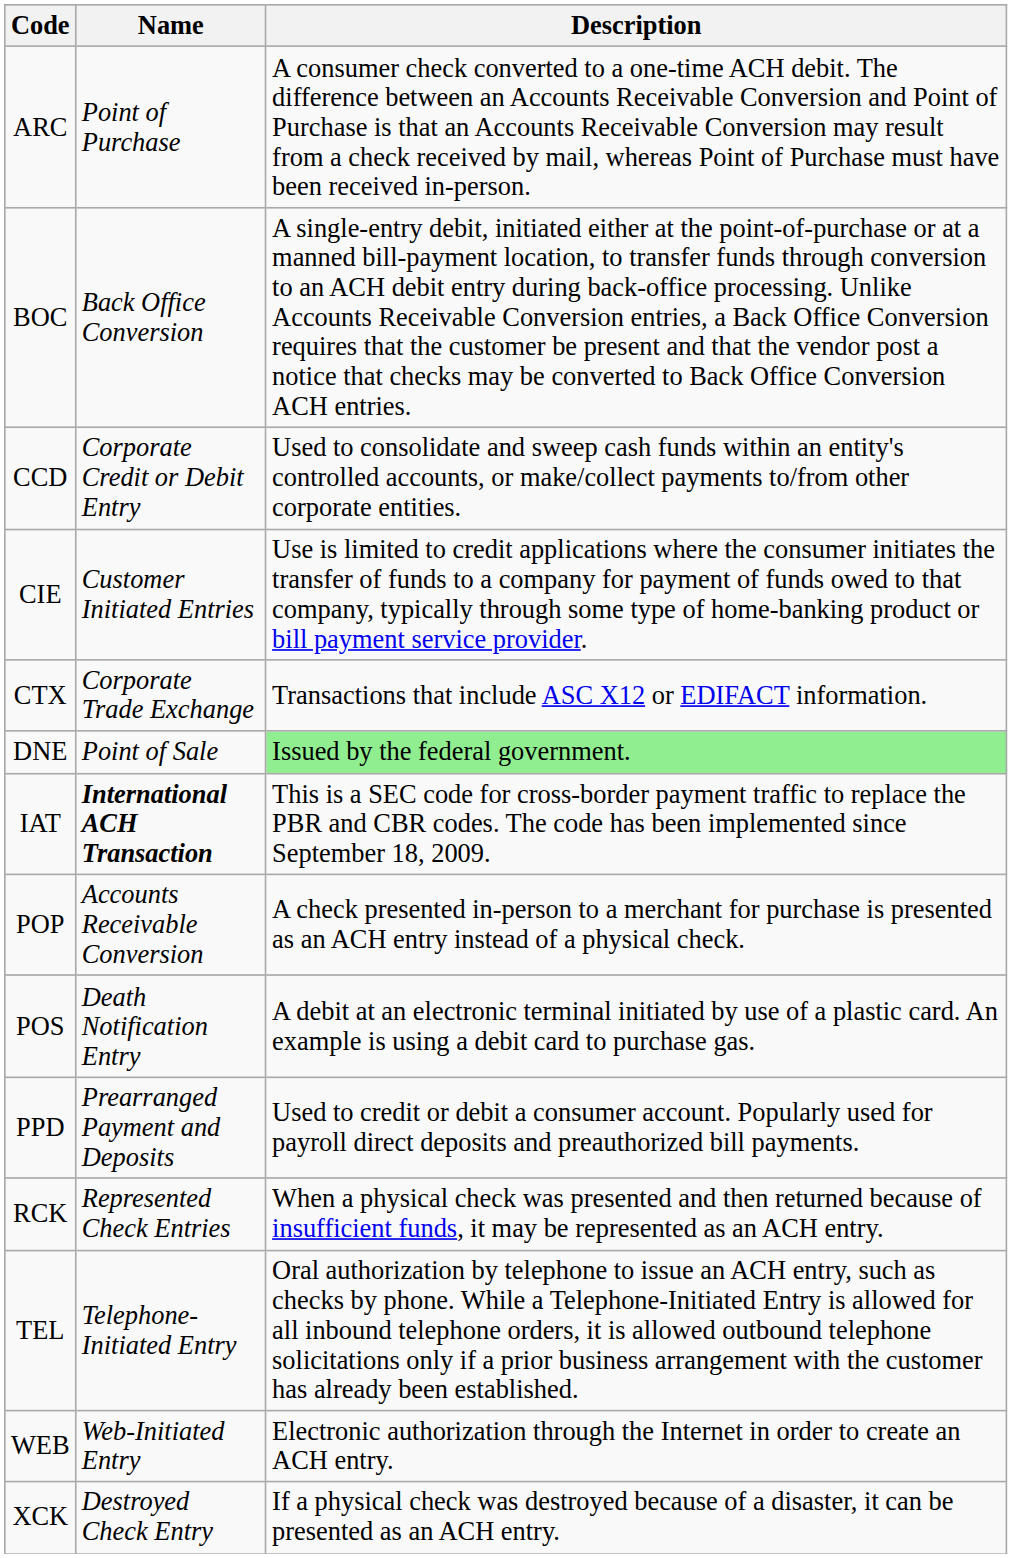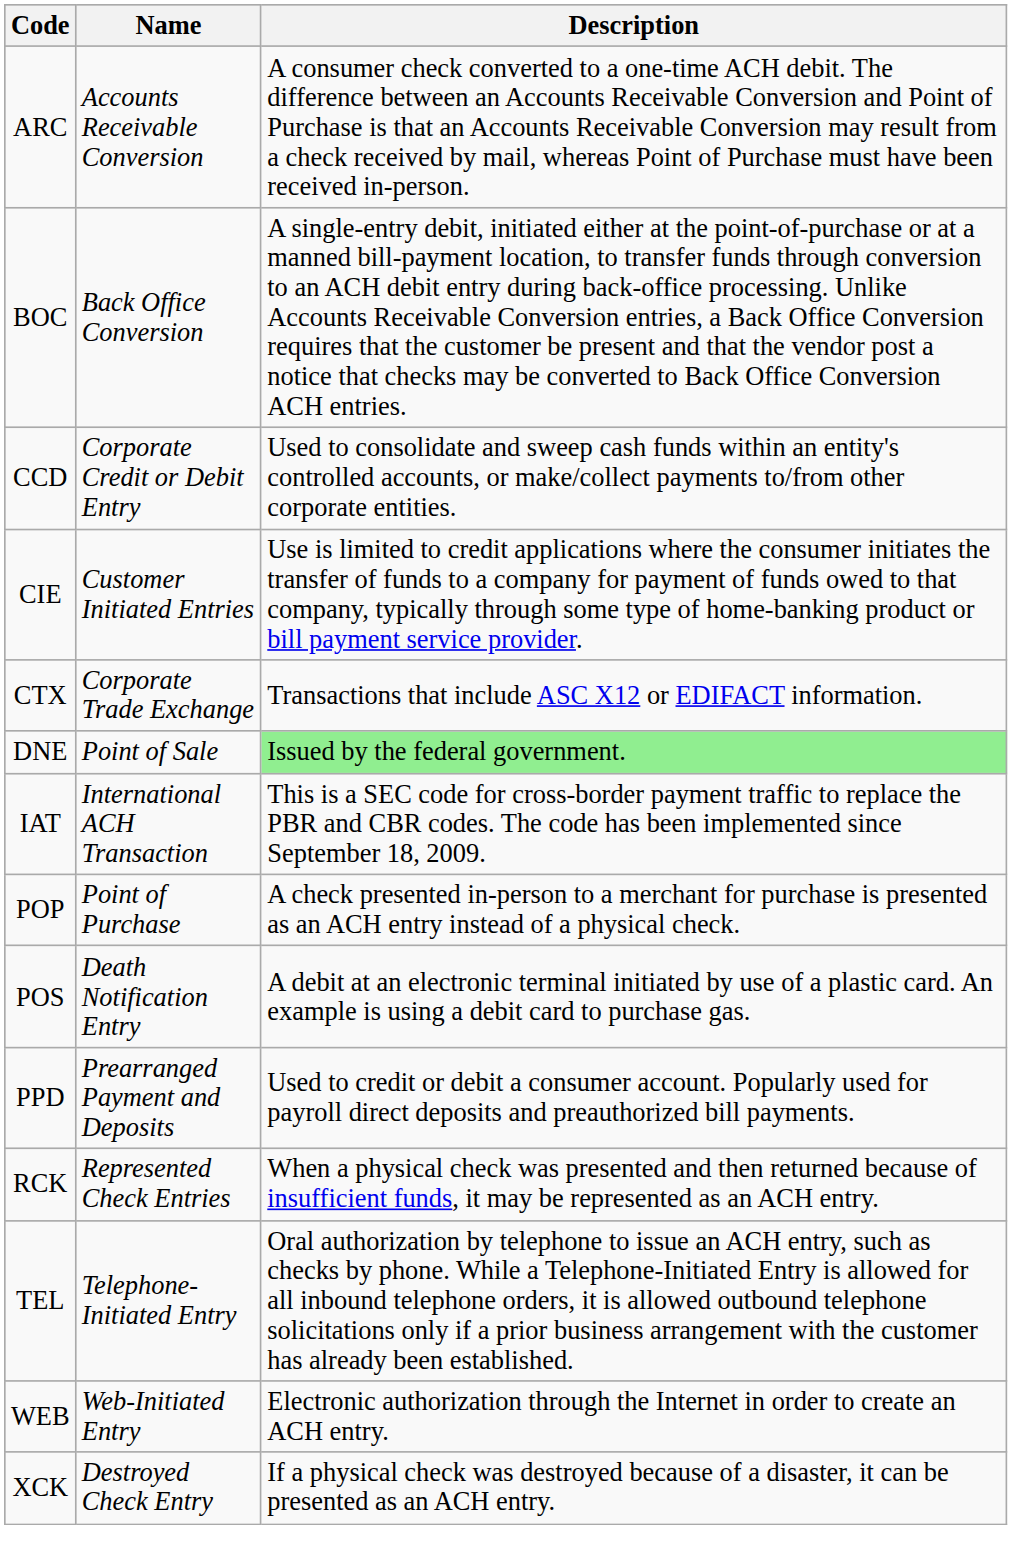(131, 126) Point of Purchase -> (143, 126) Accounts Receivable Conversion
(154, 823) bold -> (151, 823) normal
(143, 924) Accounts Receivable Conversion -> (131, 909) Point of Purchase
